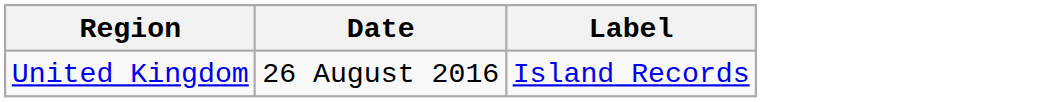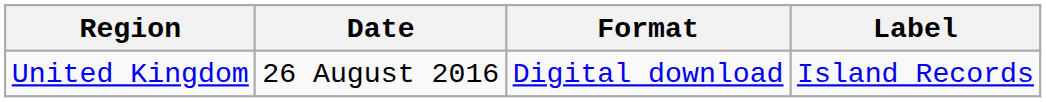+ column: (648, 28)
